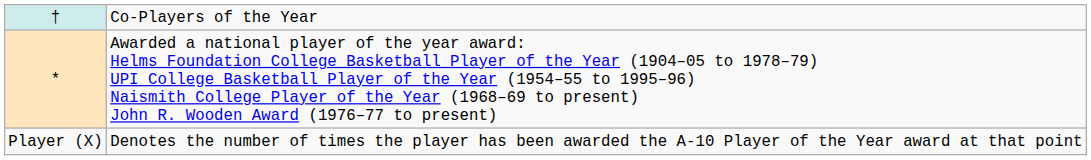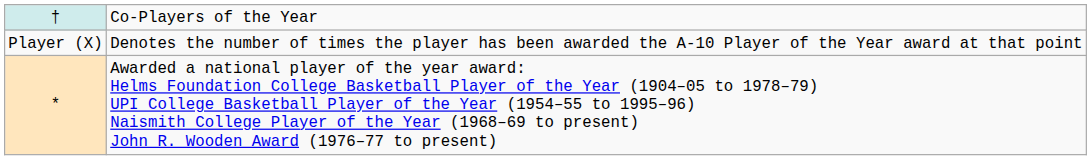rows swapped: (56, 79) <-> (56, 141)
